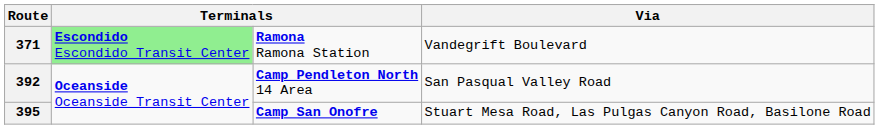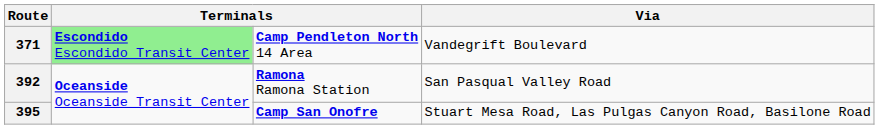(313, 45) Ramona Ramona Station -> (337, 45) Camp Pendleton North 14 Area
(337, 83) Camp Pendleton North 14 Area -> (313, 83) Ramona Ramona Station
